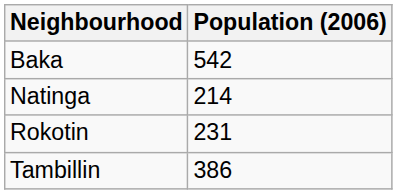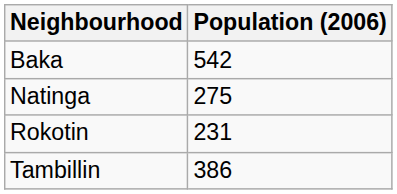(213, 96) 214 -> (213, 96) 275
